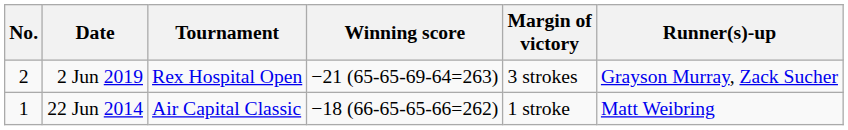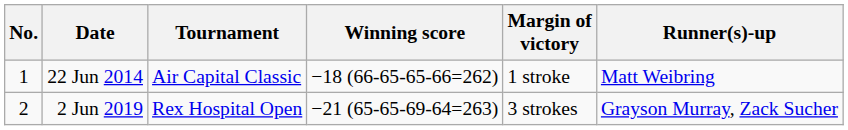rows swapped: (95, 108) <-> (100, 76)
